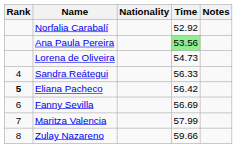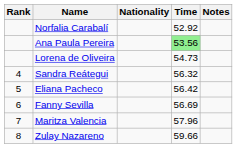(186, 74) 56.33 -> (186, 74) 56.32
(18, 89) bold -> (18, 89) normal
(186, 120) 57.99 -> (186, 120) 57.96
